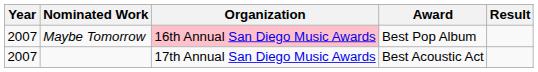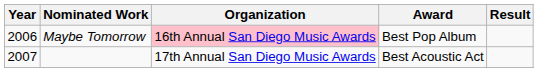(22, 36) 2007 -> (22, 36) 2006
